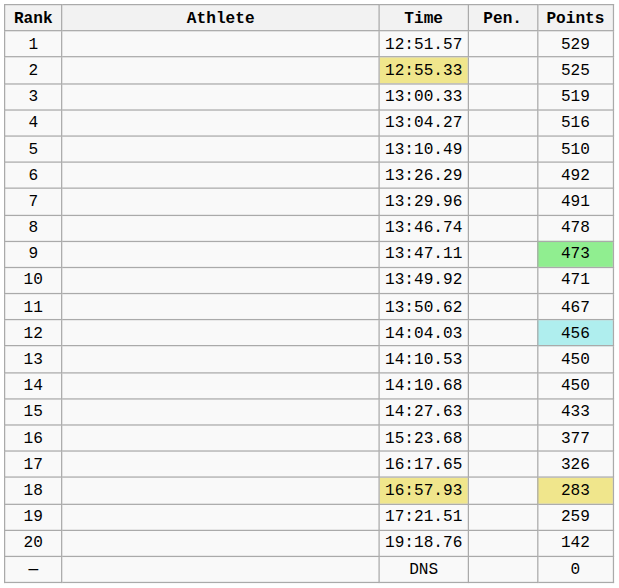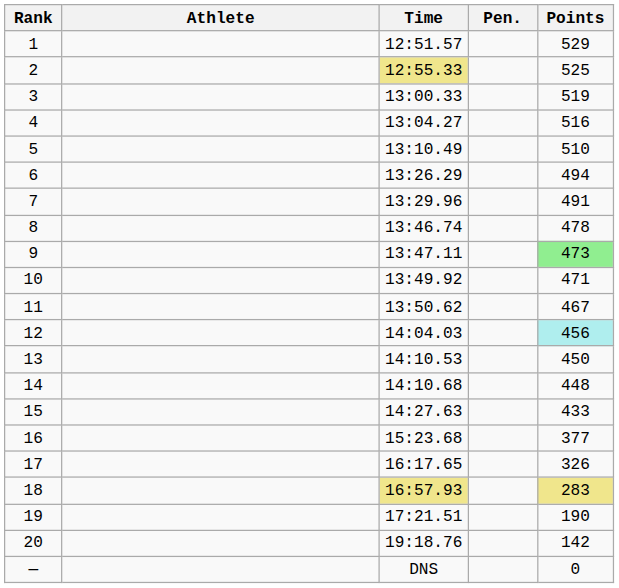(575, 175) 492 -> (575, 175) 494
(575, 386) 450 -> (575, 386) 448
(575, 517) 259 -> (575, 517) 190
